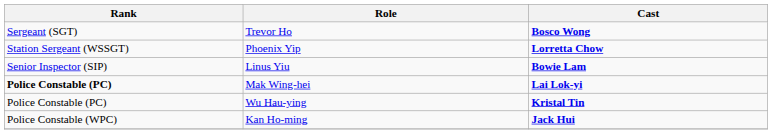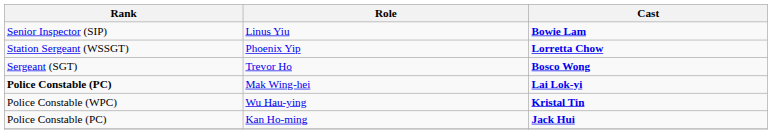rows swapped: (267, 66) <-> (269, 31)
(57, 102) Police Constable (PC) -> (62, 102) Police Constable (WPC)
(62, 119) Police Constable (WPC) -> (57, 119) Police Constable (PC)
